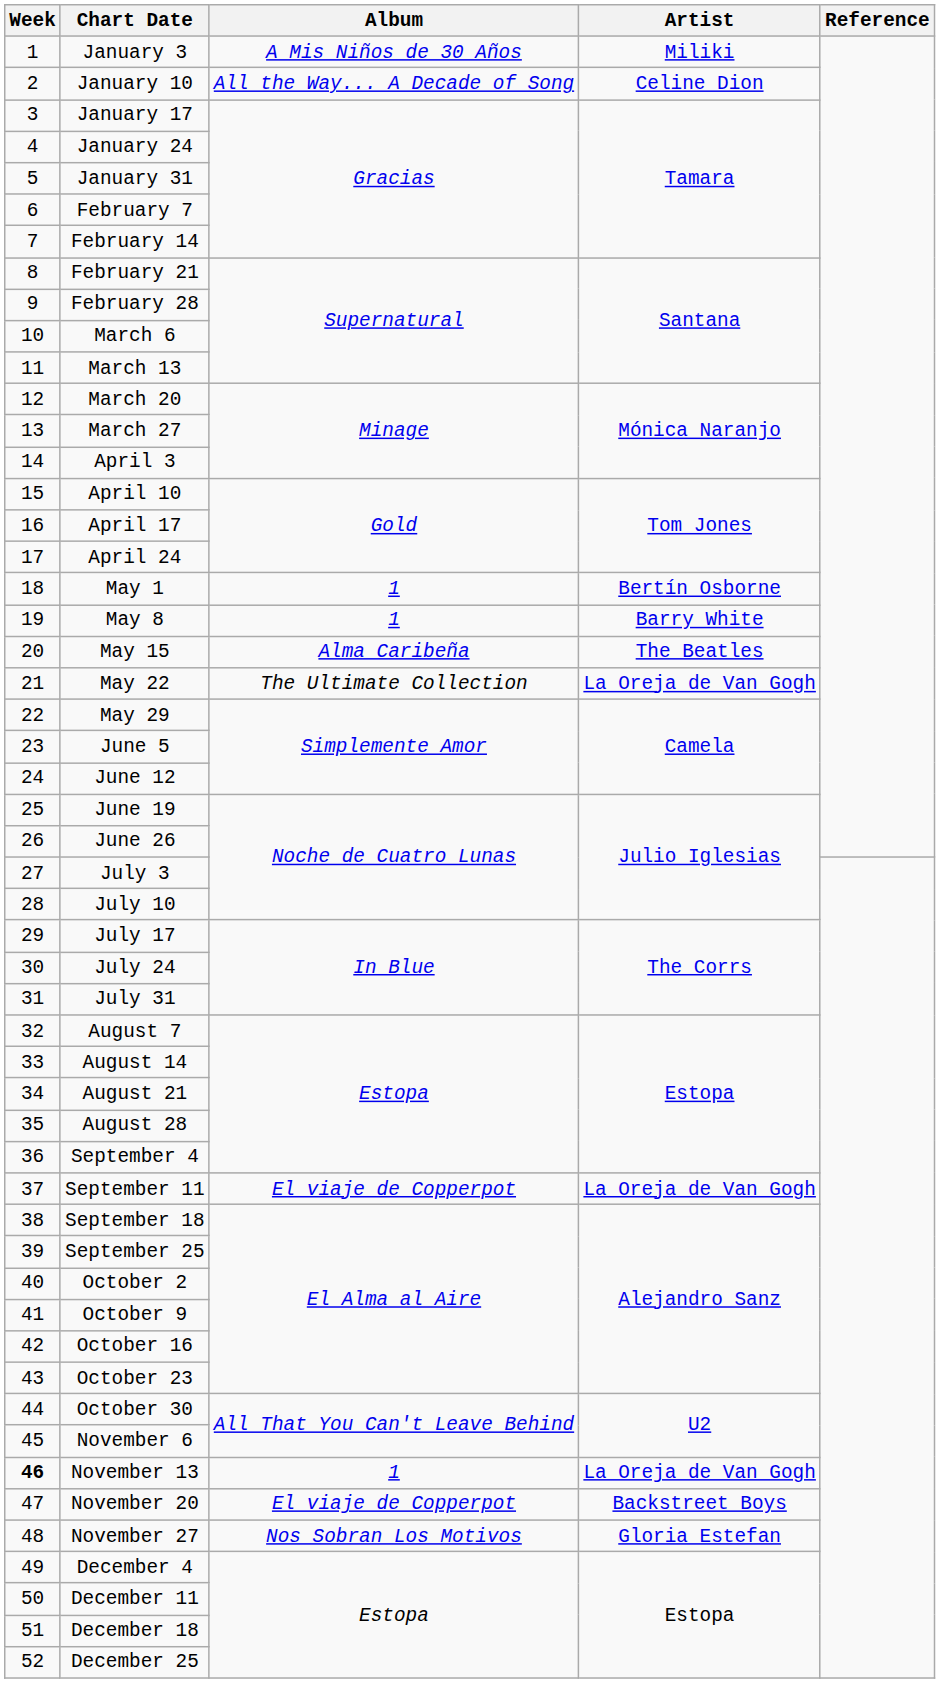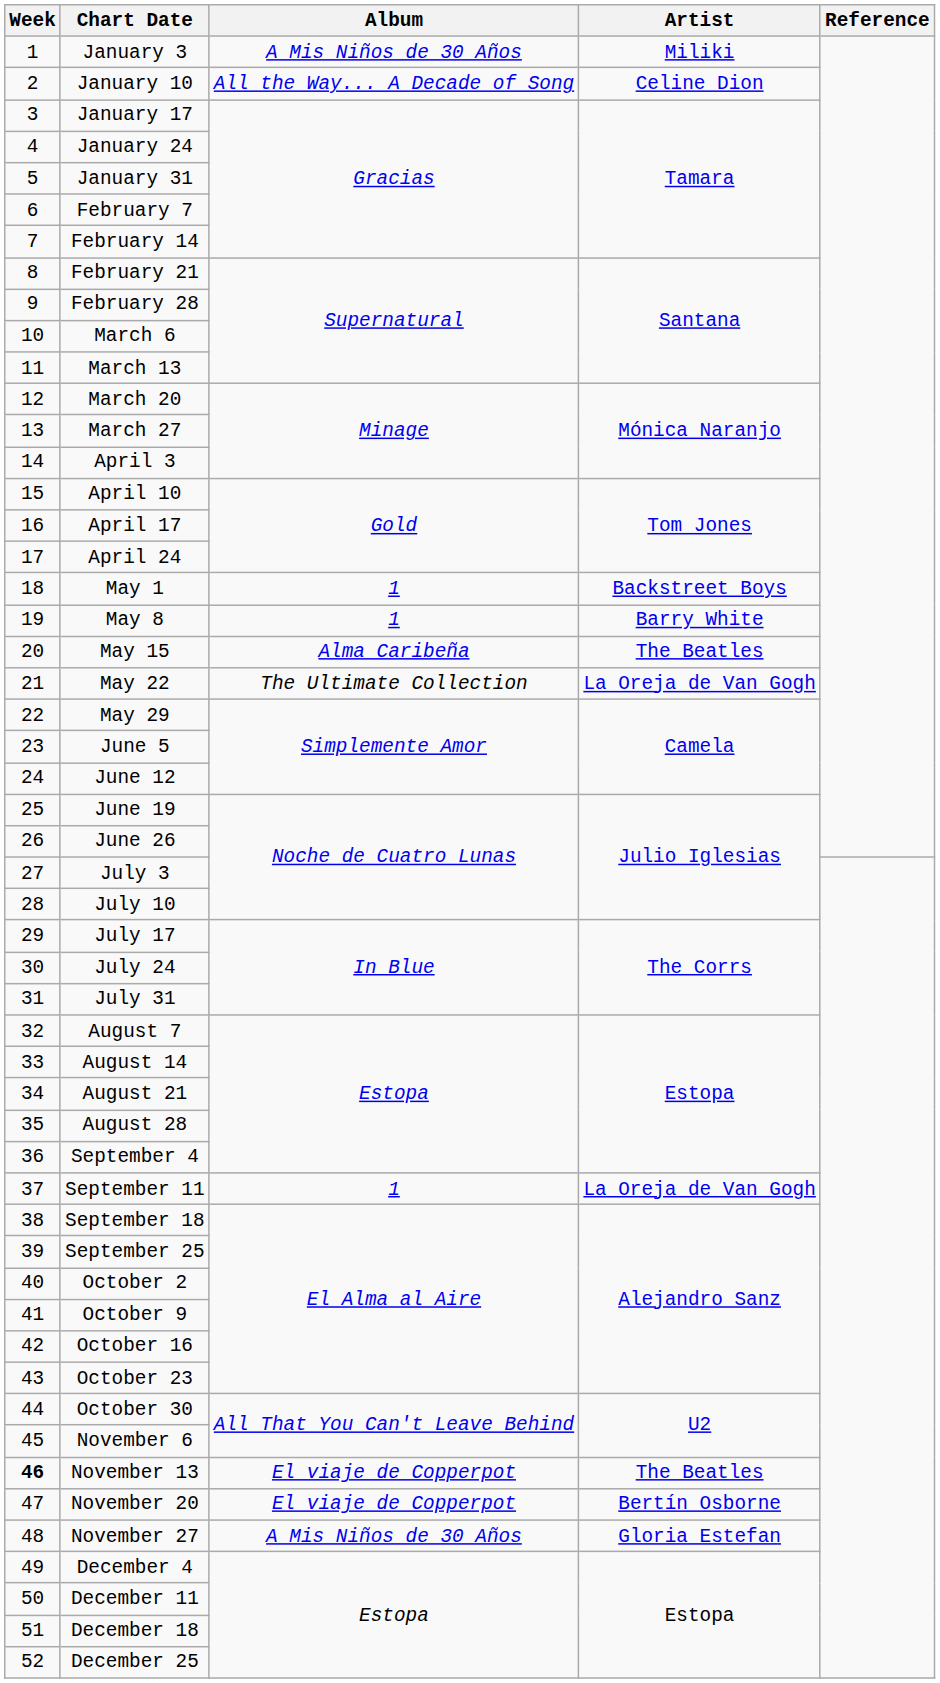(700, 589) Bertín Osborne -> (700, 589) Backstreet Boys
(394, 1189) El viaje de Copperpot -> (394, 1189) 1
(394, 1473) 1 -> (394, 1473) El viaje de Copperpot
(700, 1473) La Oreja de Van Gogh -> (700, 1473) The Beatles
(700, 1504) Backstreet Boys -> (700, 1504) Bertín Osborne
(394, 1536) Nos Sobran Los Motivos -> (394, 1536) A Mis Niños de 30 Años
